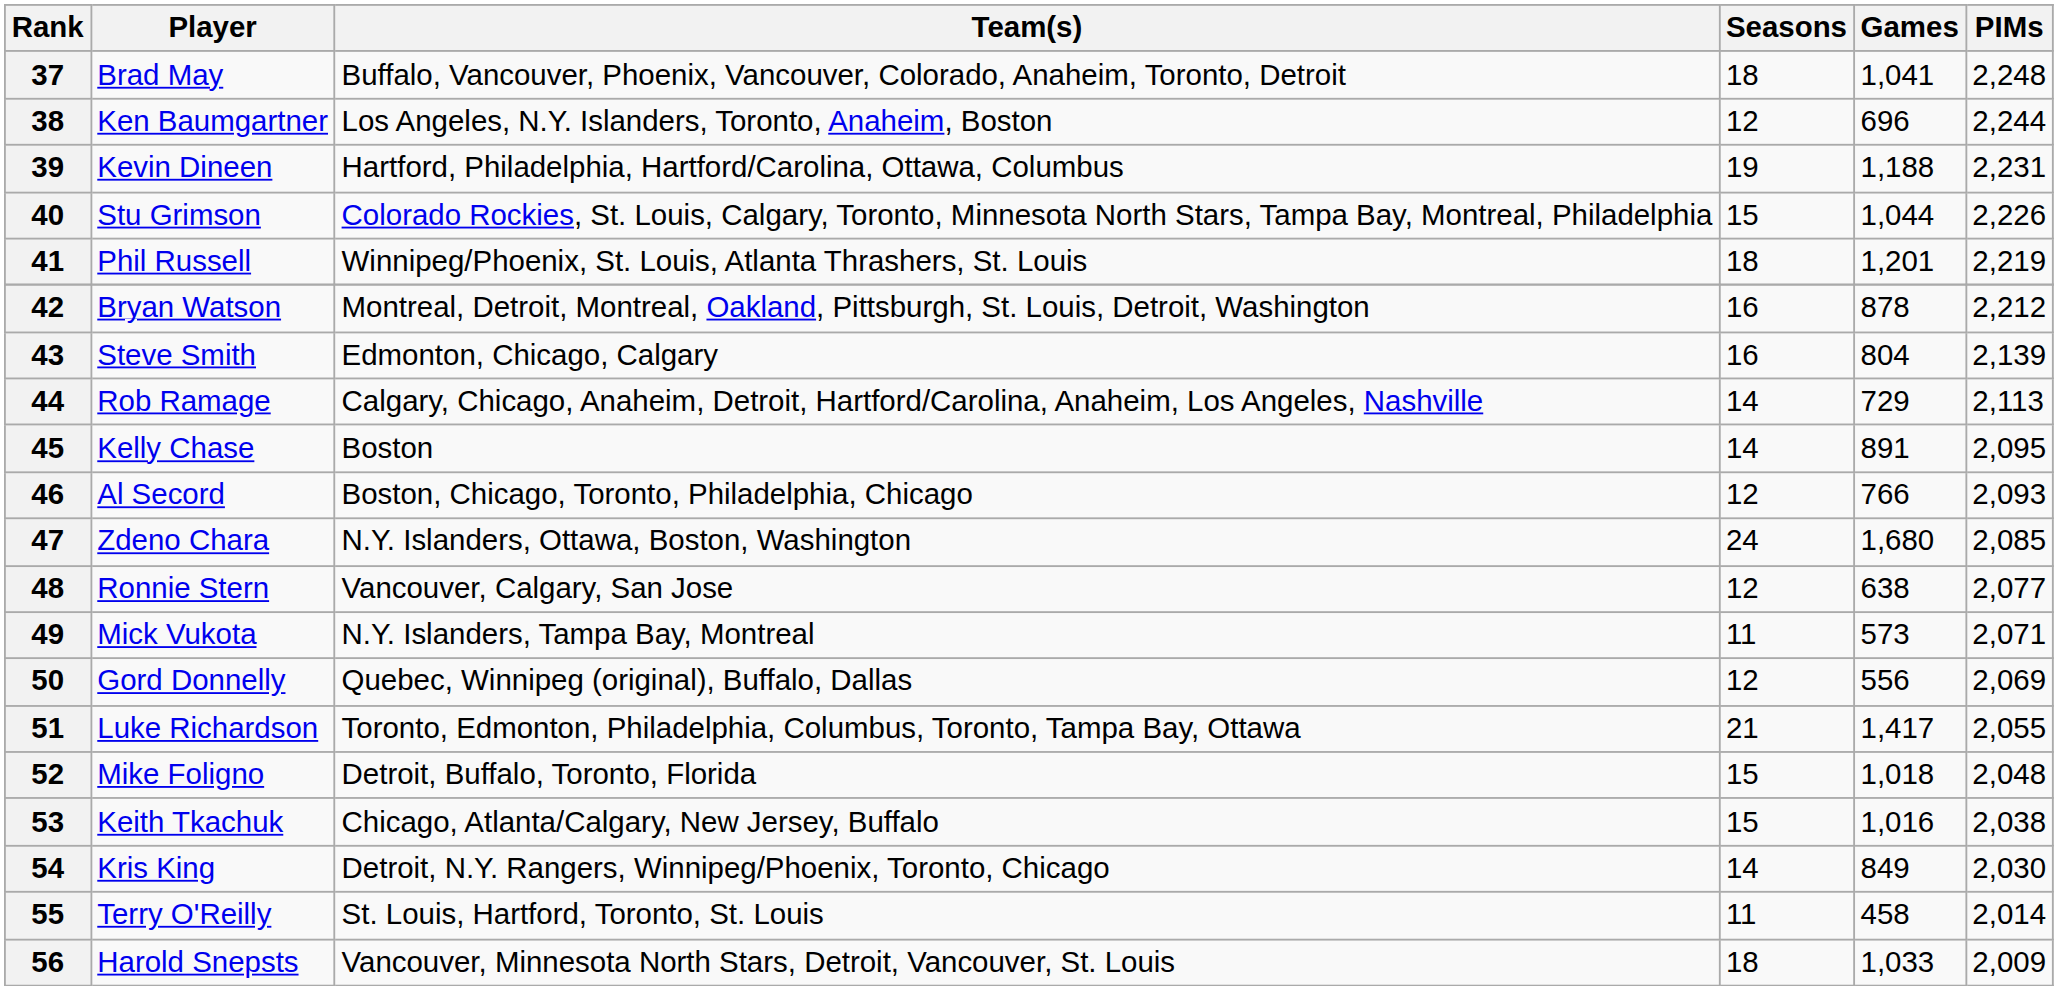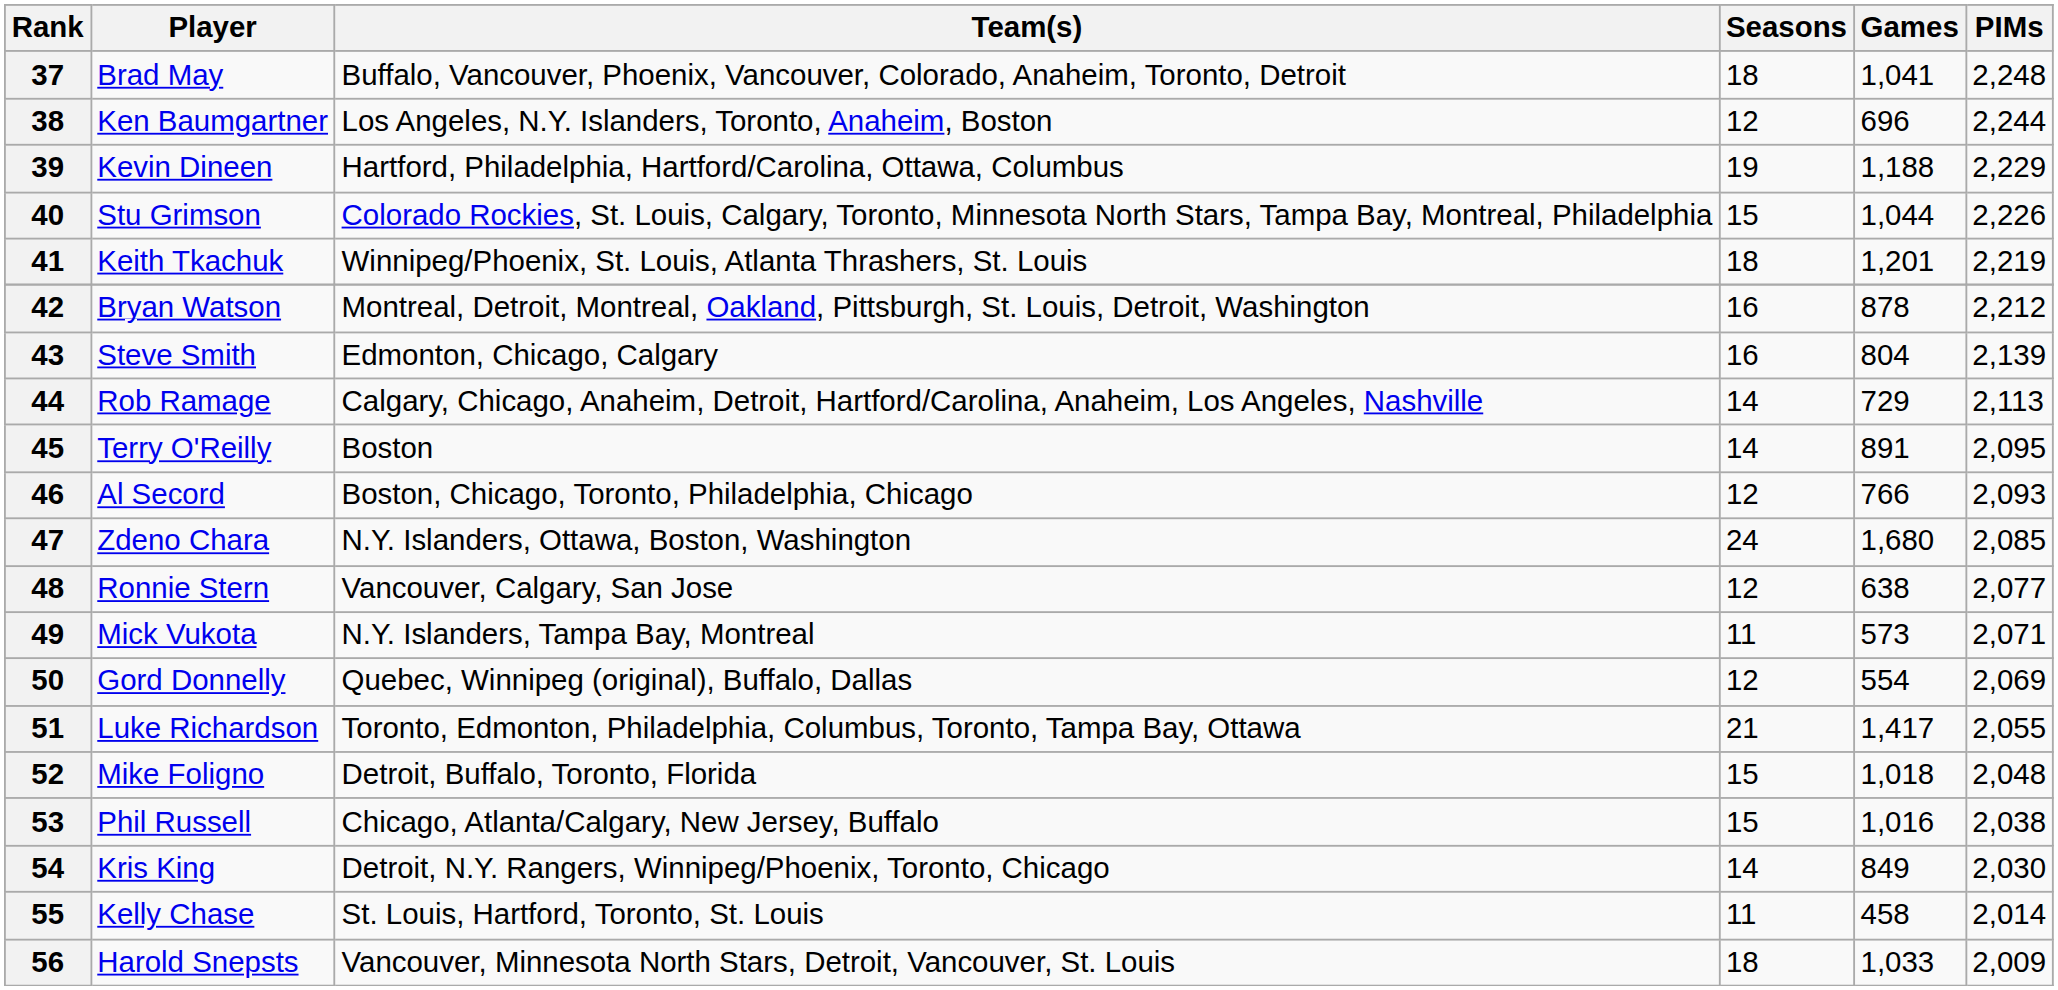(2009, 167) 2,231 -> (2009, 167) 2,229
(174, 261) Phil Russell -> (190, 261) Keith Tkachuk
(176, 448) Kelly Chase -> (184, 448) Terry O'Reilly
(1885, 681) 556 -> (1885, 681) 554
(190, 821) Keith Tkachuk -> (174, 821) Phil Russell
(184, 914) Terry O'Reilly -> (176, 914) Kelly Chase
